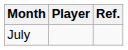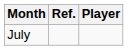columns swapped: (71, 14) <-> (108, 14)
